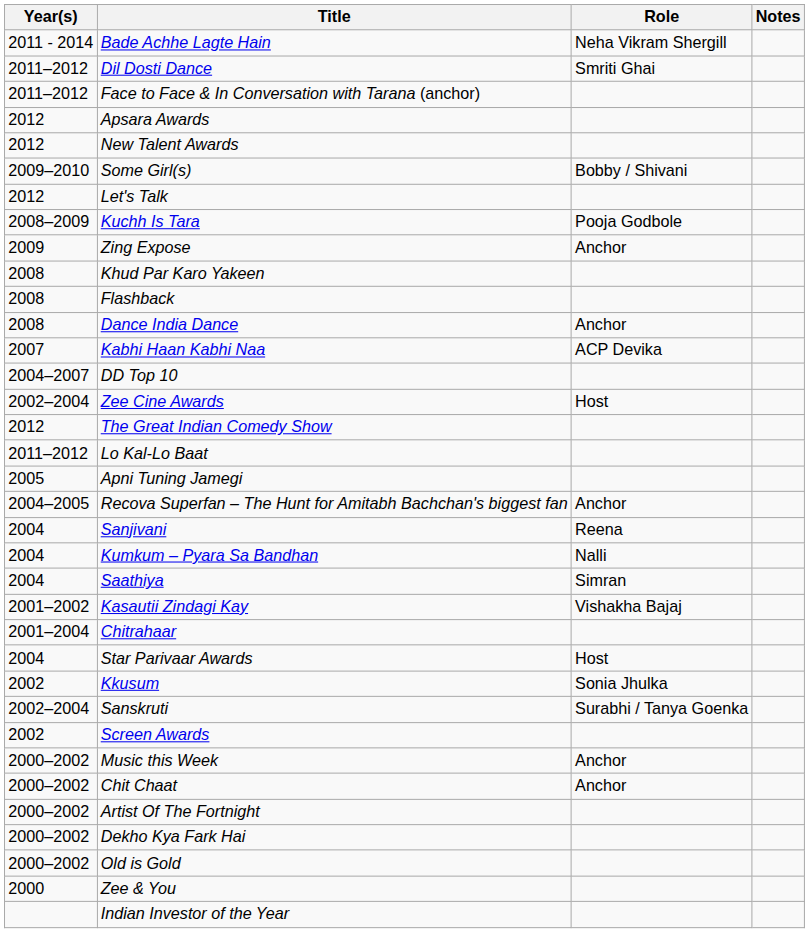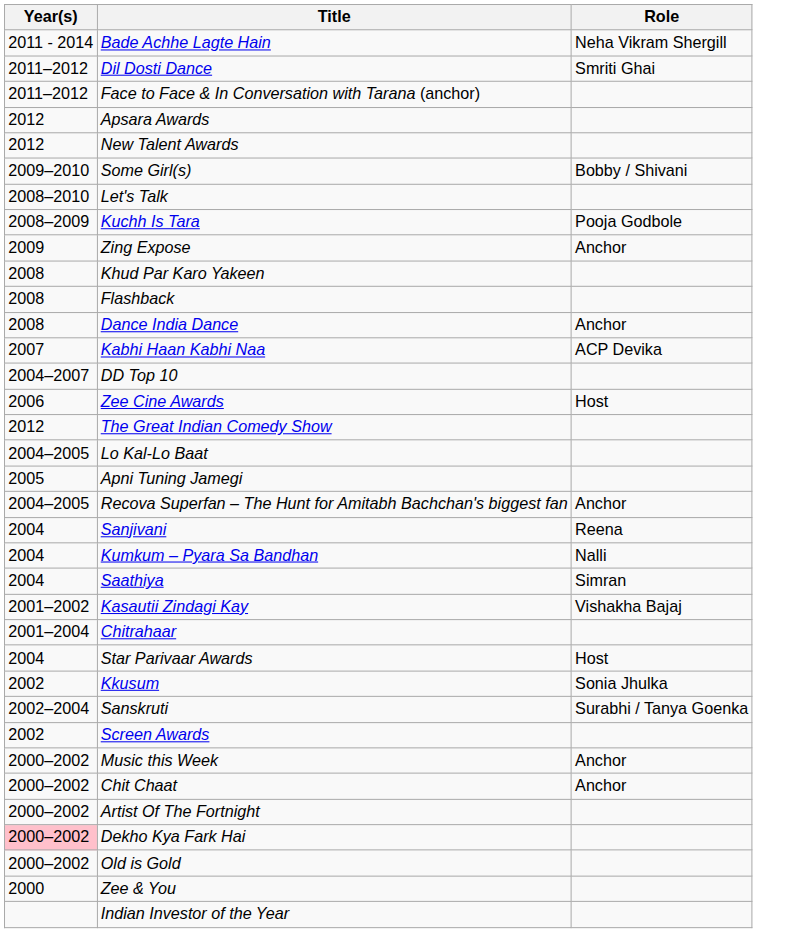- column: (778, 17)
(26, 196) 2012 -> (49, 196) 2008–2010
(49, 401) 2002–2004 -> (26, 401) 2006
(48, 453) 2011–2012 -> (49, 453) 2004–2005
(49, 837) no background -> (49, 837) pink background
